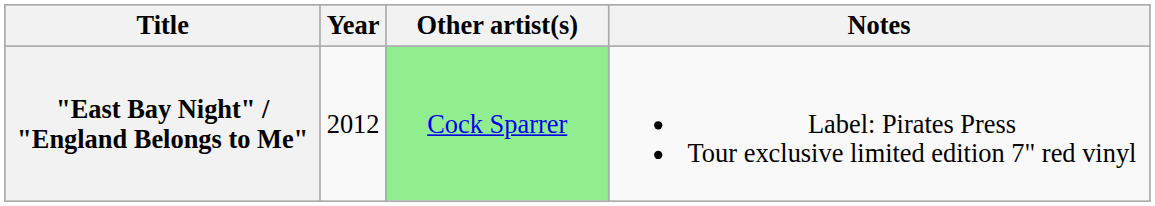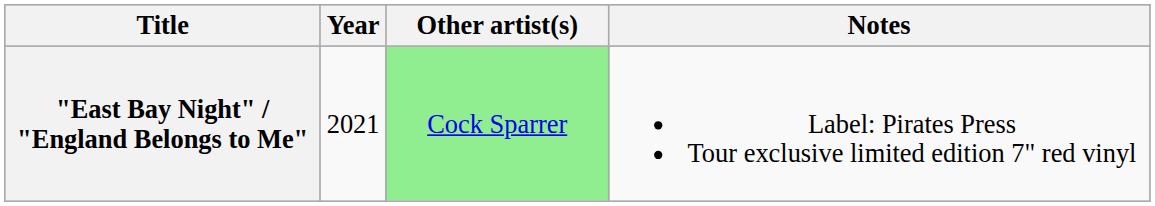(353, 123) 2012 -> (353, 123) 2021
